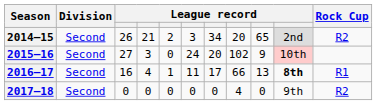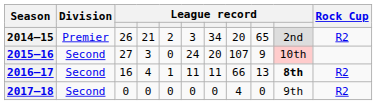(86, 37) Second -> (86, 37) Premier
(239, 55) 102 -> (239, 55) 107
(215, 73) 17 -> (215, 73) 11
(342, 73) R1 -> (342, 73) R2
